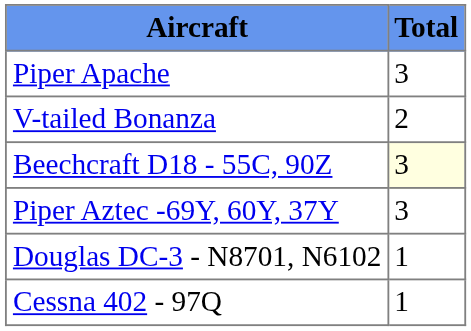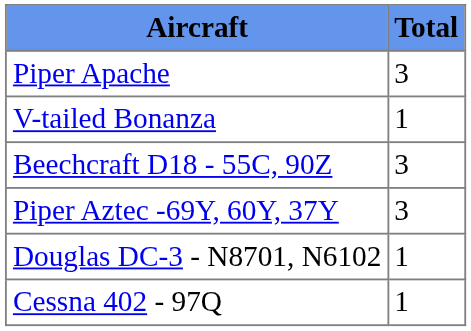(401, 118) 2 -> (401, 118) 1
(401, 164) lightyellow background -> (401, 164) no background
